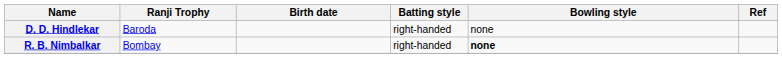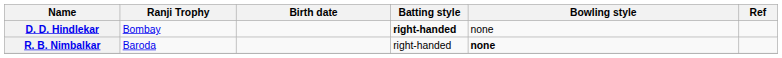(139, 29) Baroda -> (142, 29) Bombay
(422, 29) normal -> (425, 29) bold
(142, 45) Bombay -> (139, 45) Baroda
